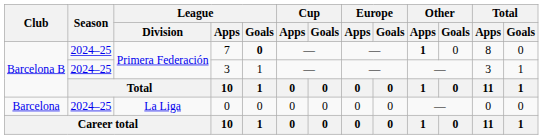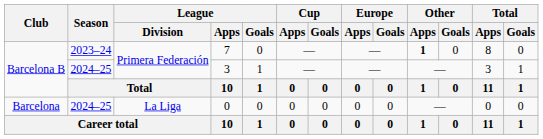(91, 50) 2024–25 -> (91, 50) 2023–24
(260, 50) bold -> (260, 50) normal
